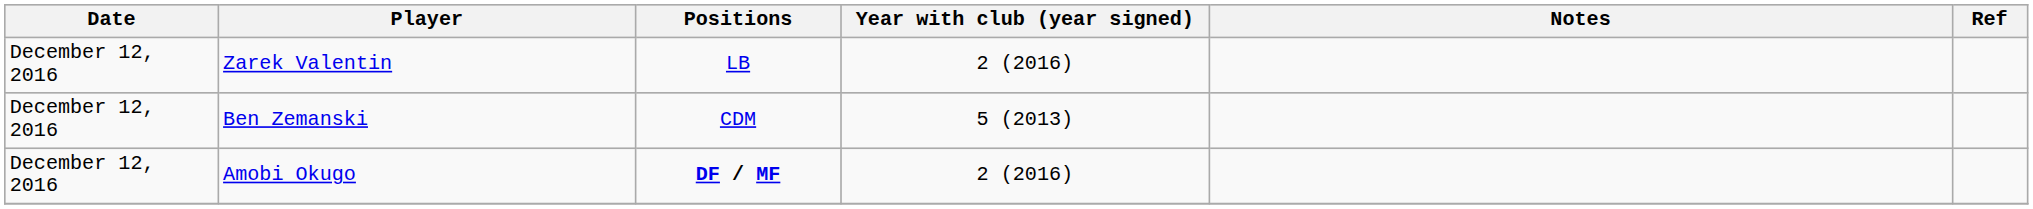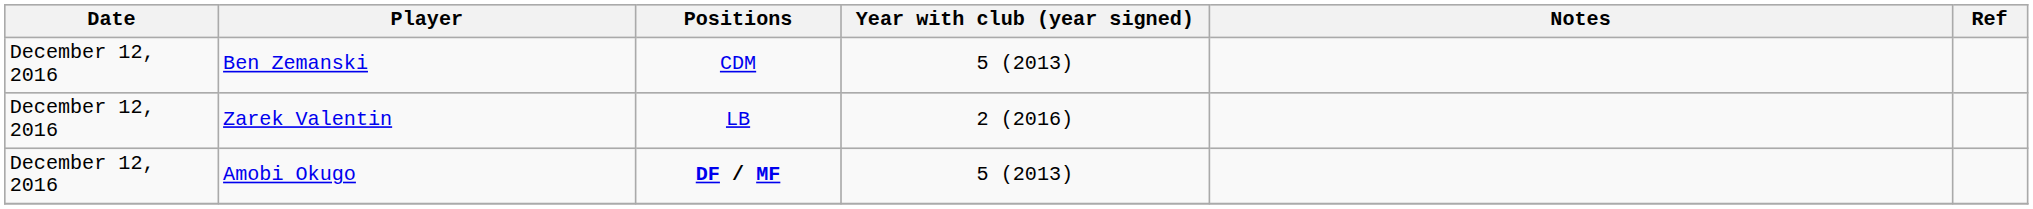rows swapped: (308, 65) <-> (296, 121)
(1025, 176) 2 (2016) -> (1025, 176) 5 (2013)
